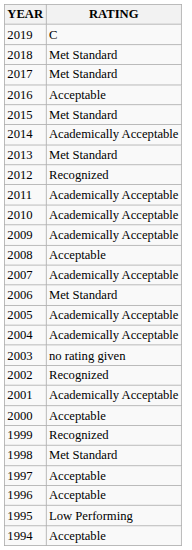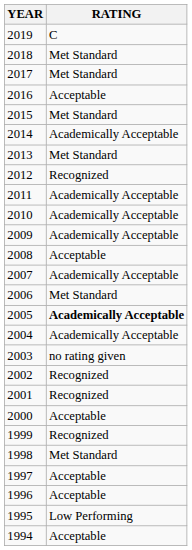(114, 315) normal -> (117, 315) bold
(114, 395) Academically Acceptable -> (79, 395) Recognized
